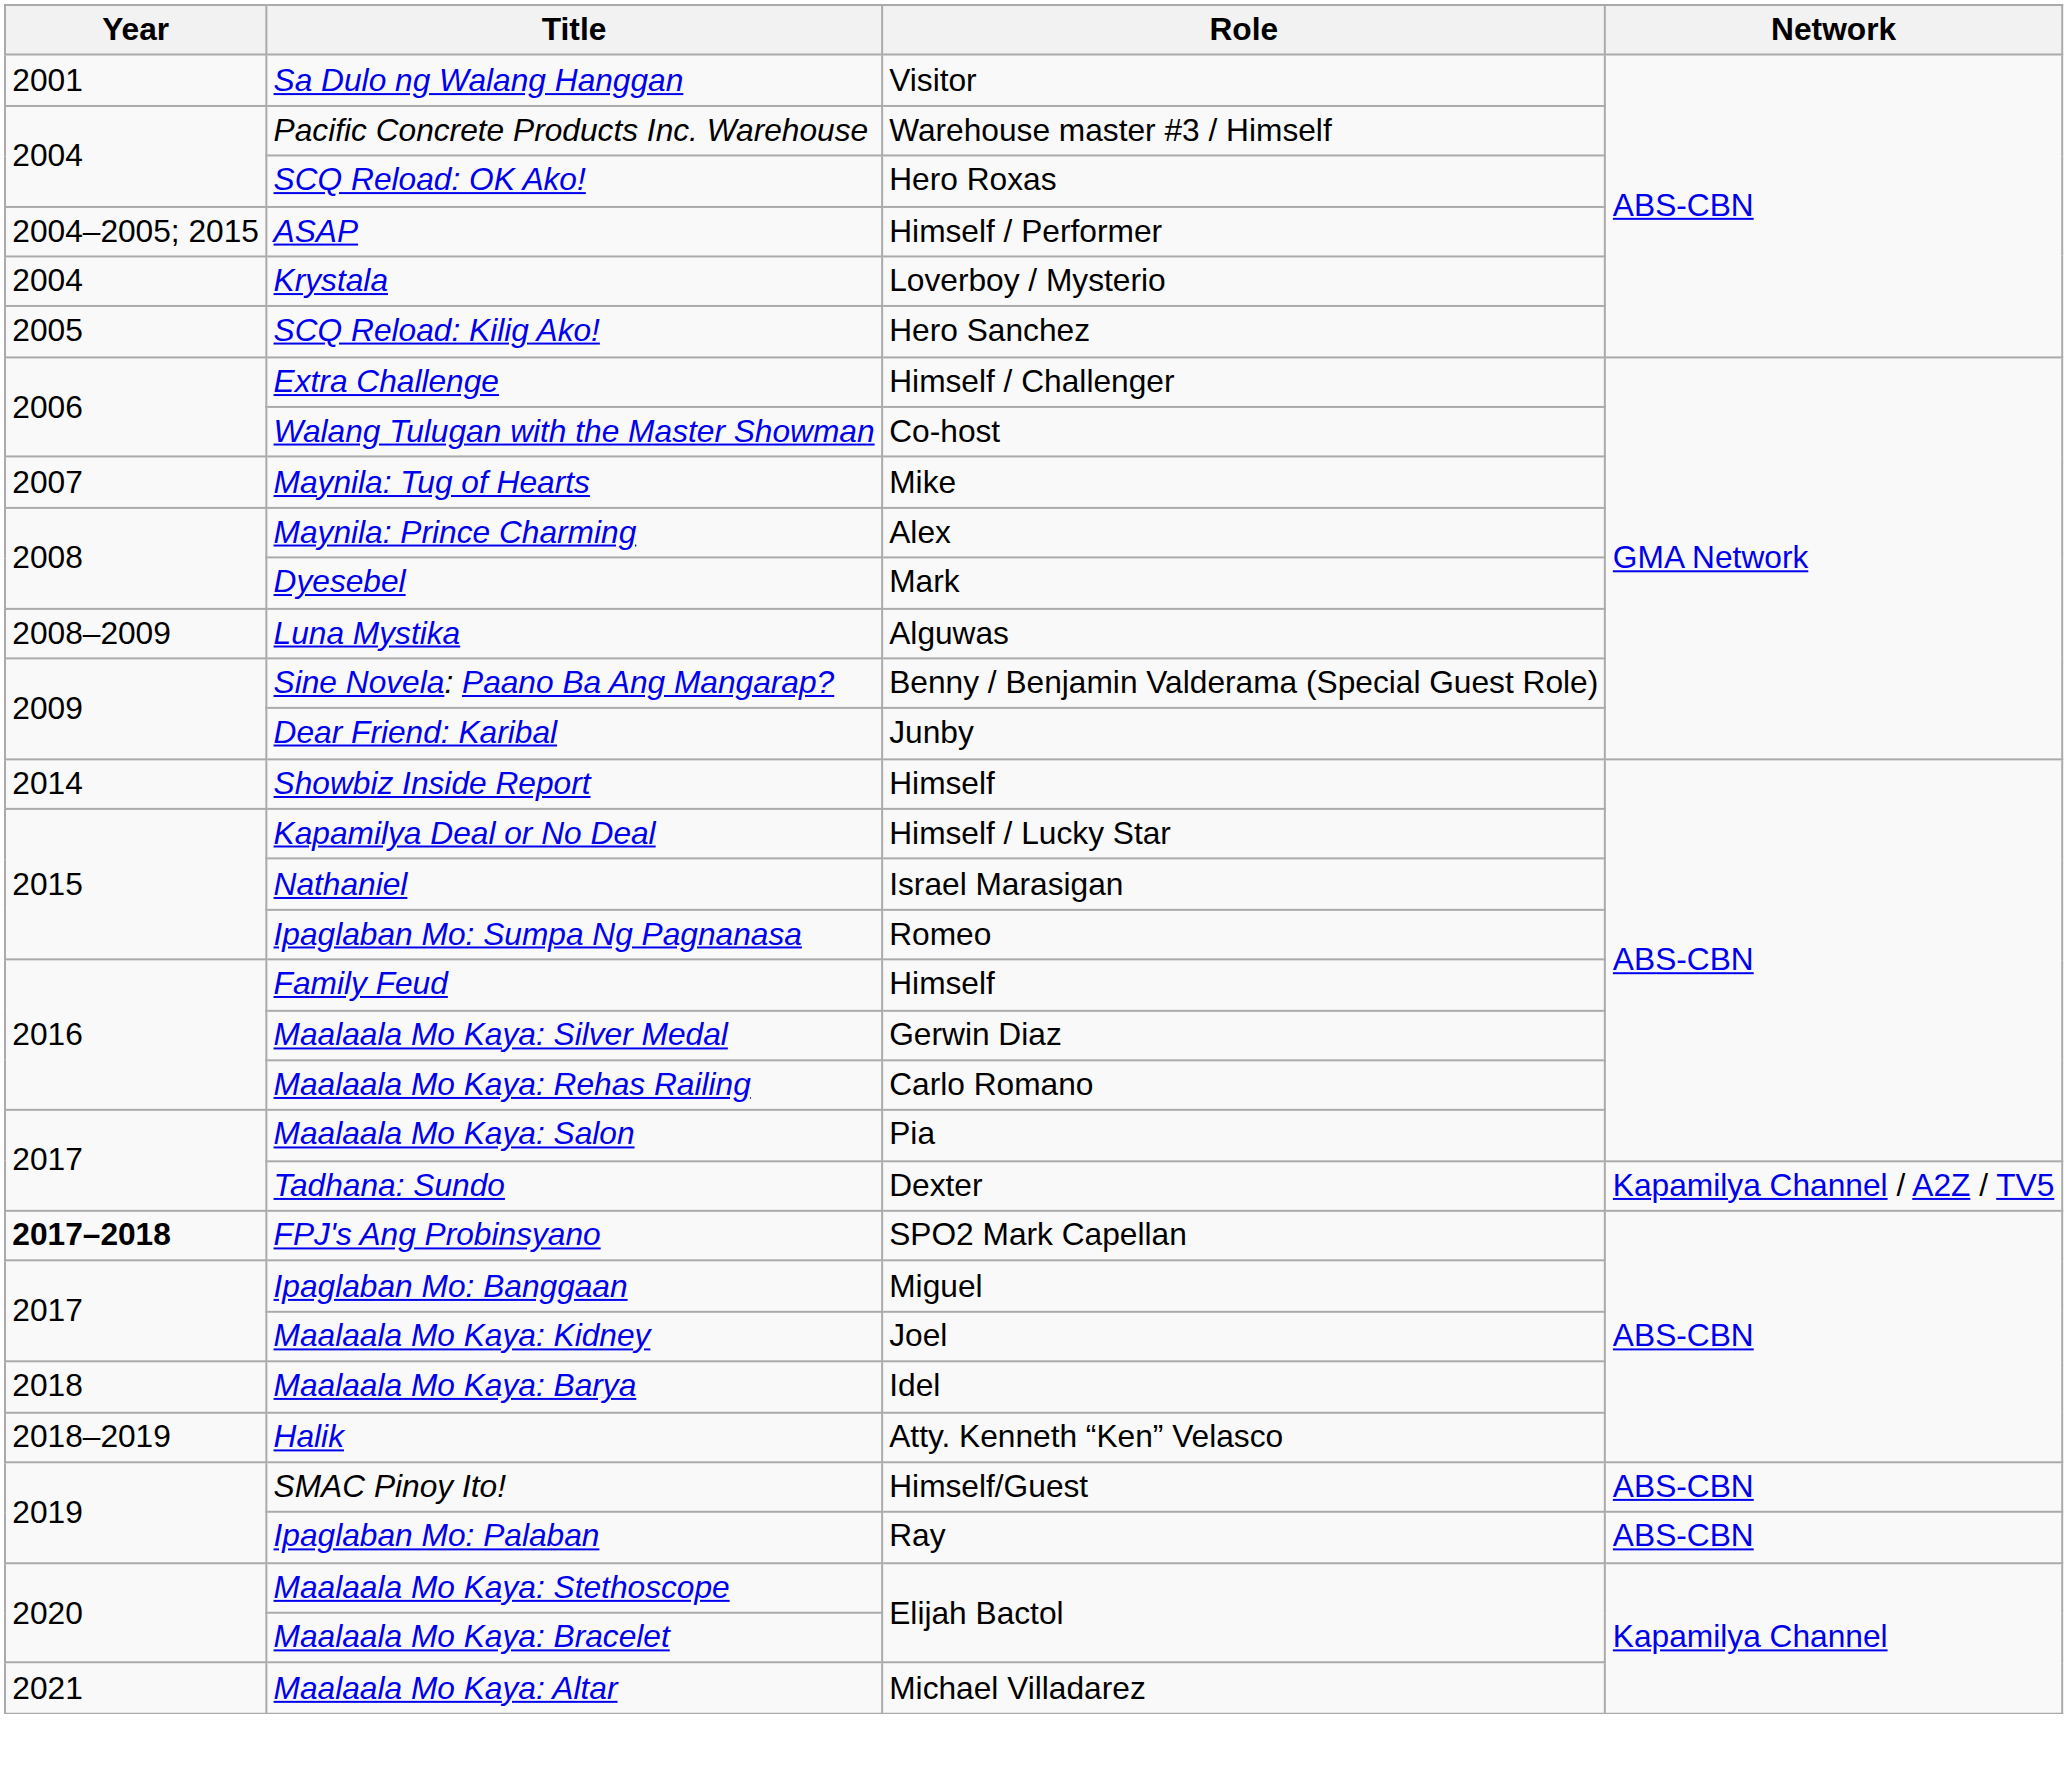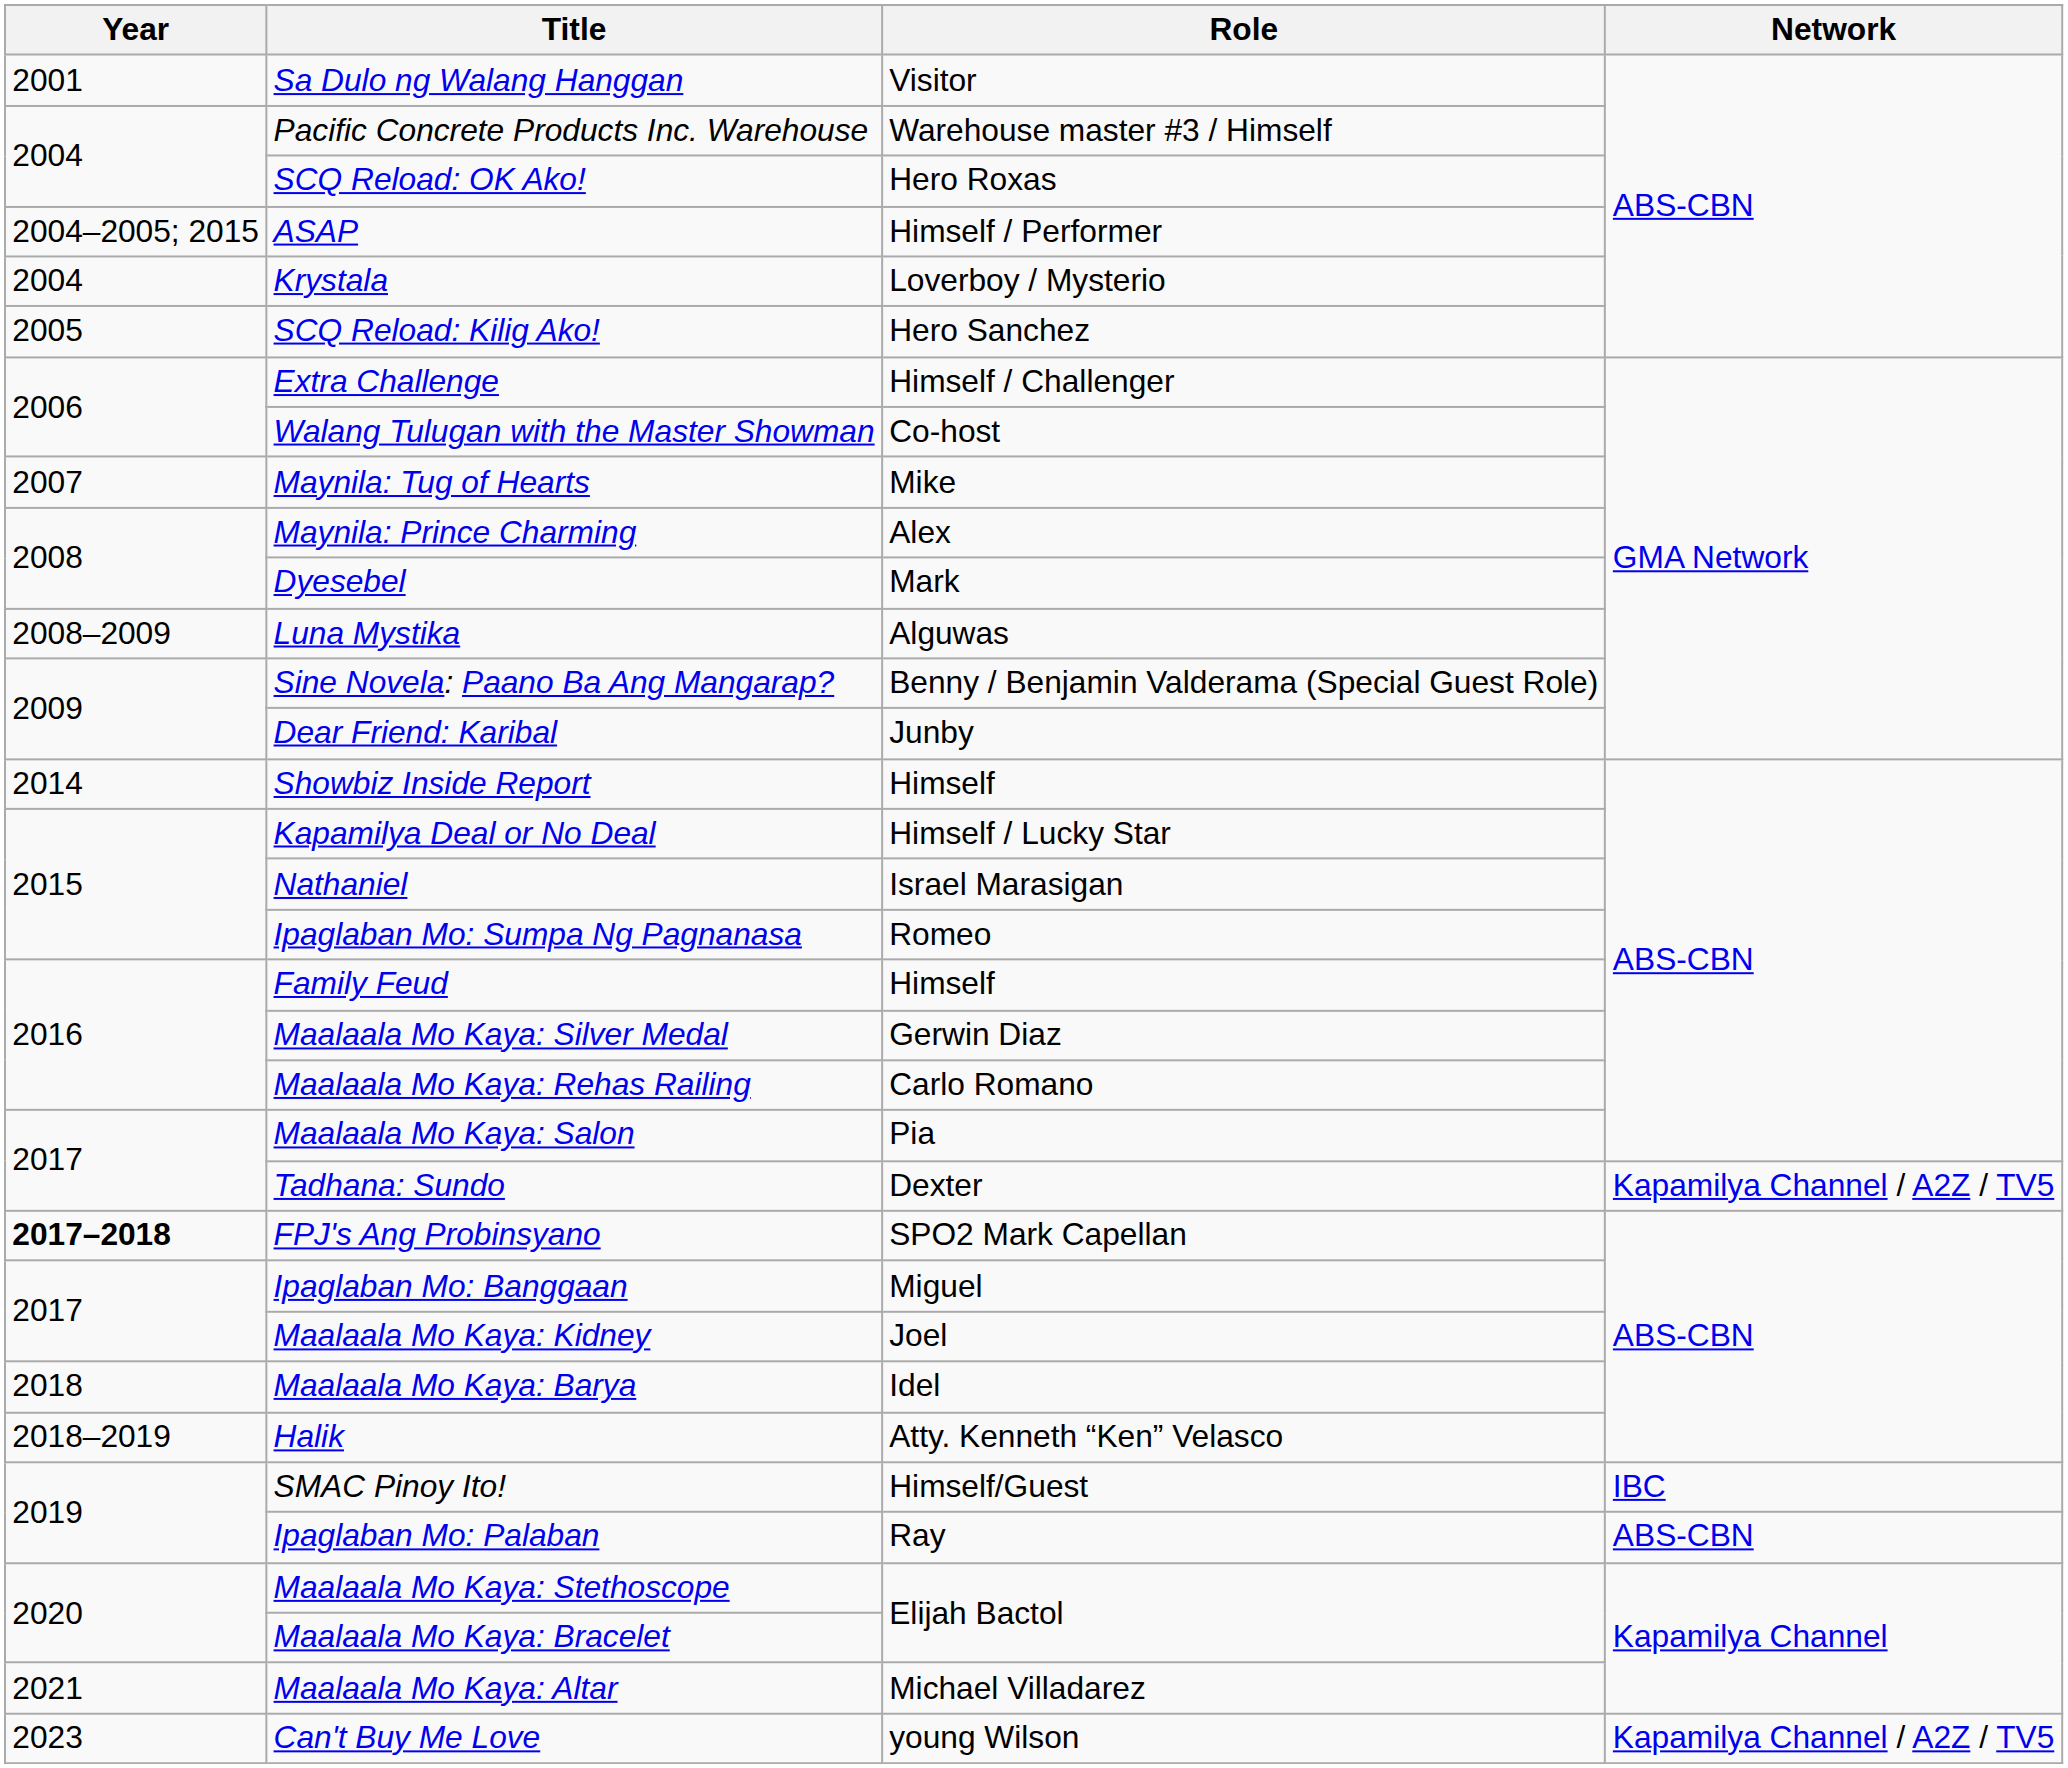(1683, 1486) ABS-CBN -> (1639, 1486) IBC
+ row: (407, 1737)
